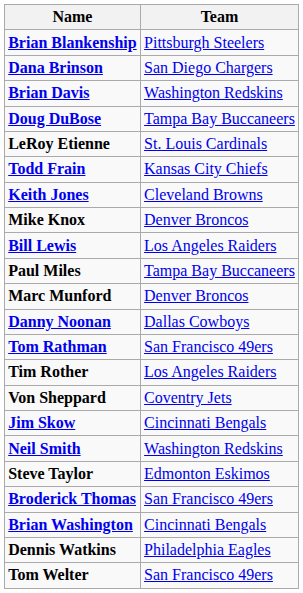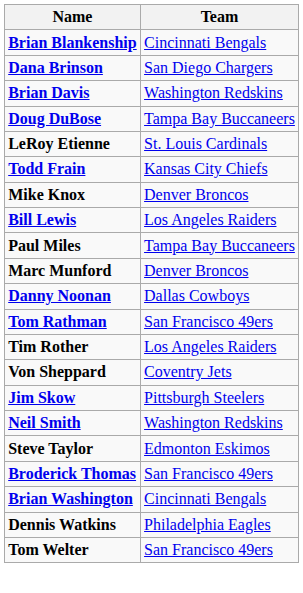(204, 42) Pittsburgh Steelers -> (205, 42) Cincinnati Bengals
- row: (48, 194)
(205, 423) Cincinnati Bengals -> (204, 397) Pittsburgh Steelers
